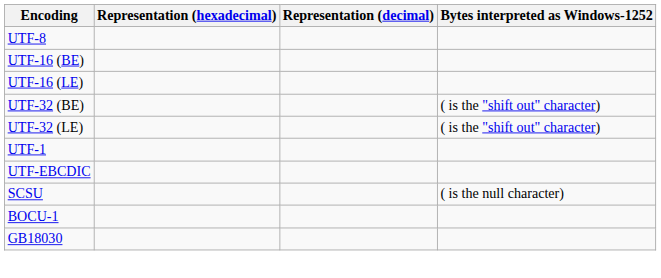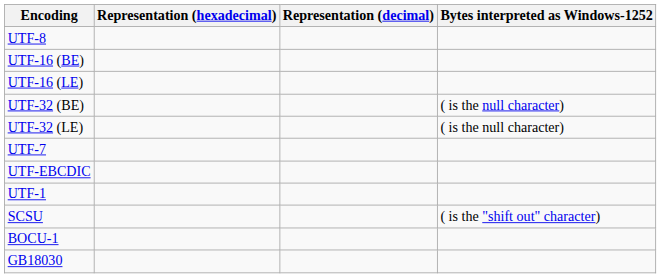(520, 104) ( is the "shift out" character) -> (502, 104) ( is the null character)
(520, 127) ( is the "shift out" character) -> (502, 127) ( is the null character)
+ row: (27, 149)
rows swapped: (27, 149) <-> (49, 171)
(502, 194) ( is the null character) -> (520, 216) ( is the "shift out" character)
